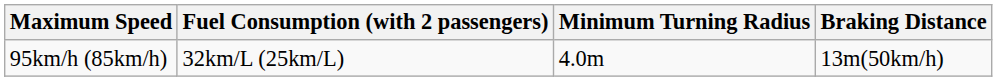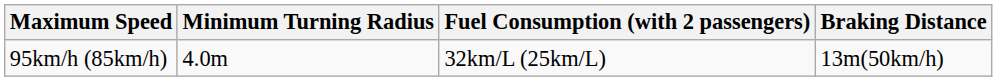columns swapped: (685, 22) <-> (366, 22)
